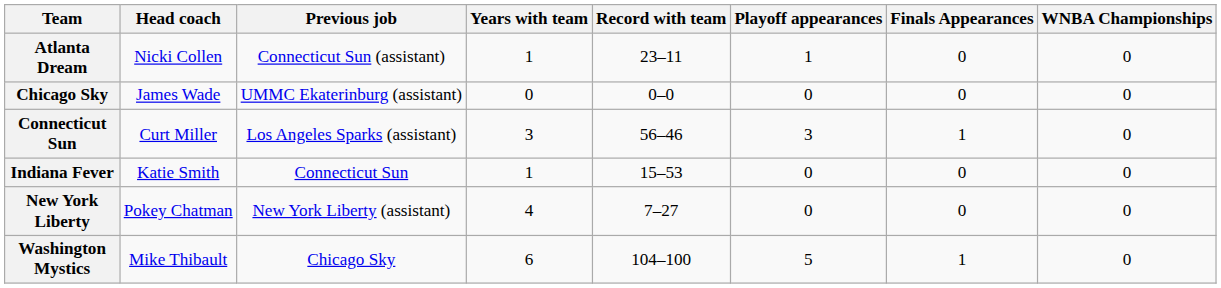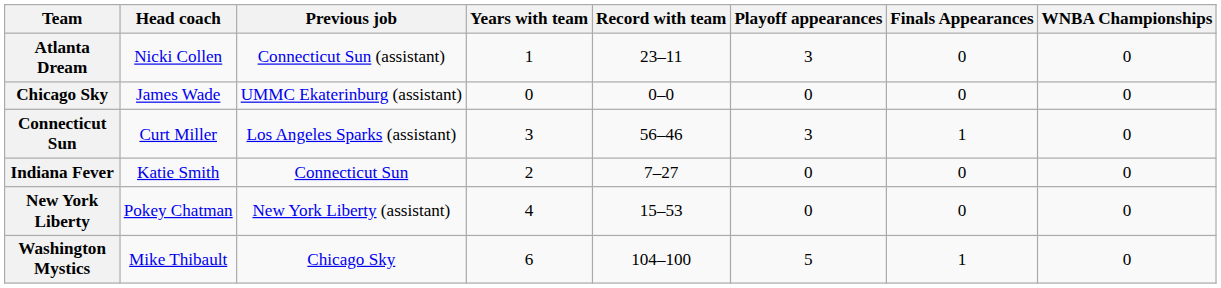(808, 57) 1 -> (808, 57) 3
(529, 172) 1 -> (529, 172) 2
(661, 172) 15–53 -> (661, 172) 7–27
(661, 210) 7–27 -> (661, 210) 15–53
